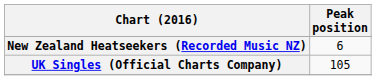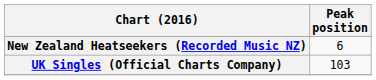(340, 65) 105 -> (340, 65) 103
